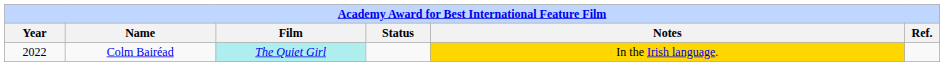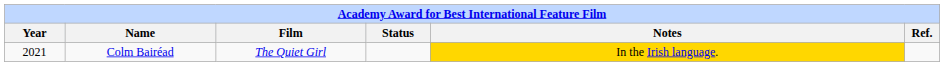(35, 52) 2022 -> (35, 52) 2021
(291, 52) paleturquoise background -> (291, 52) no background
